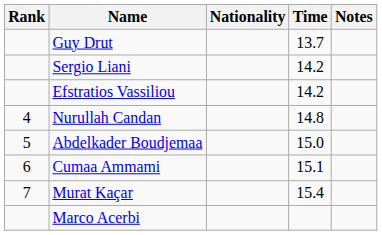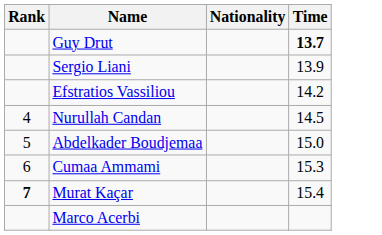- column: (354, 17)
(310, 42) normal -> (310, 42) bold
(310, 67) 14.2 -> (310, 67) 13.9
(310, 117) 14.8 -> (310, 117) 14.5
(310, 167) 15.1 -> (310, 167) 15.3
(27, 192) normal -> (27, 192) bold
